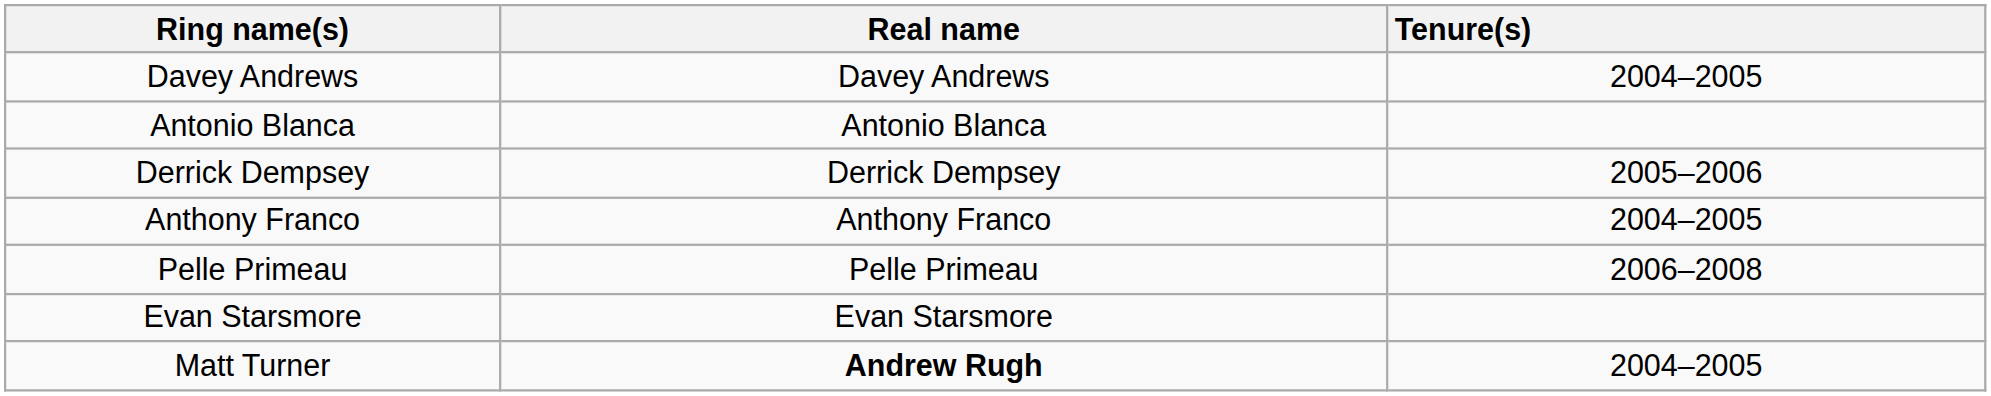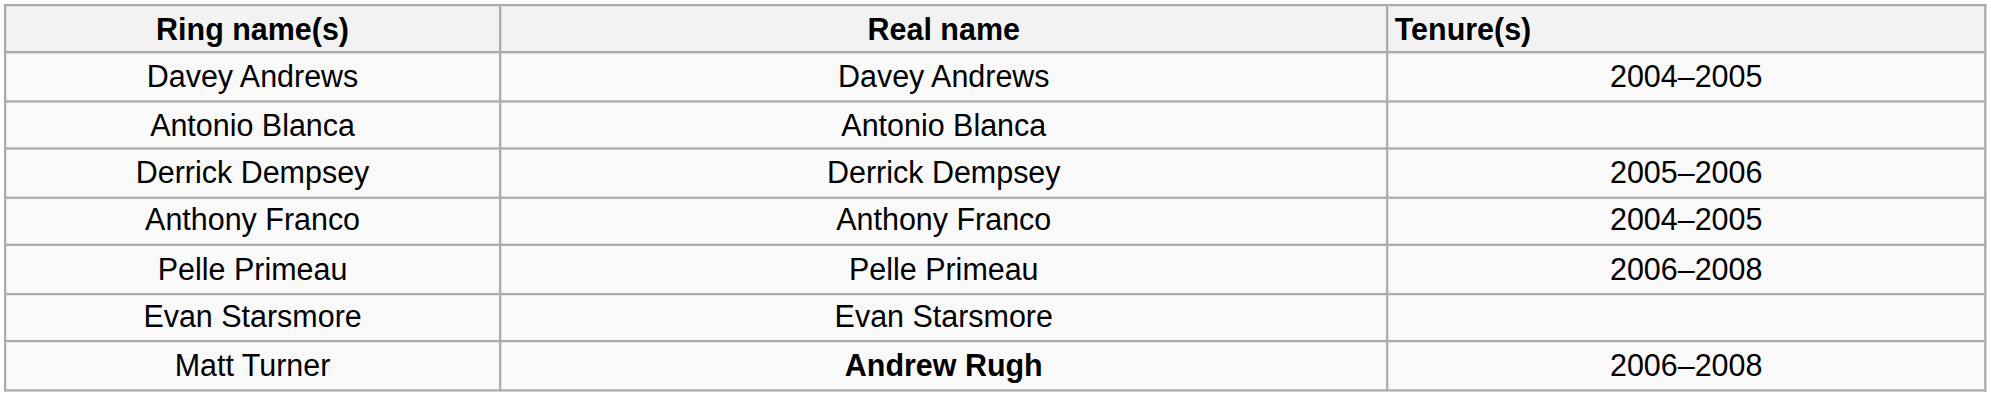(1686, 365) 2004–2005 -> (1686, 365) 2006–2008
